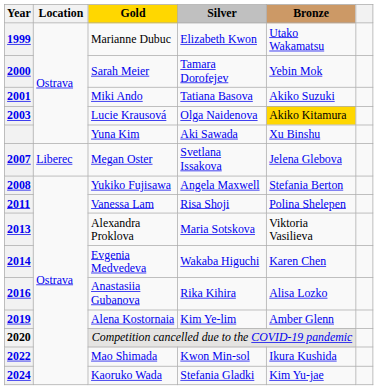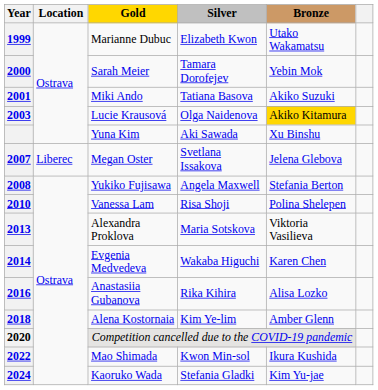(19, 204) 2011 -> (19, 204) 2010
(19, 319) 2019 -> (19, 319) 2018
